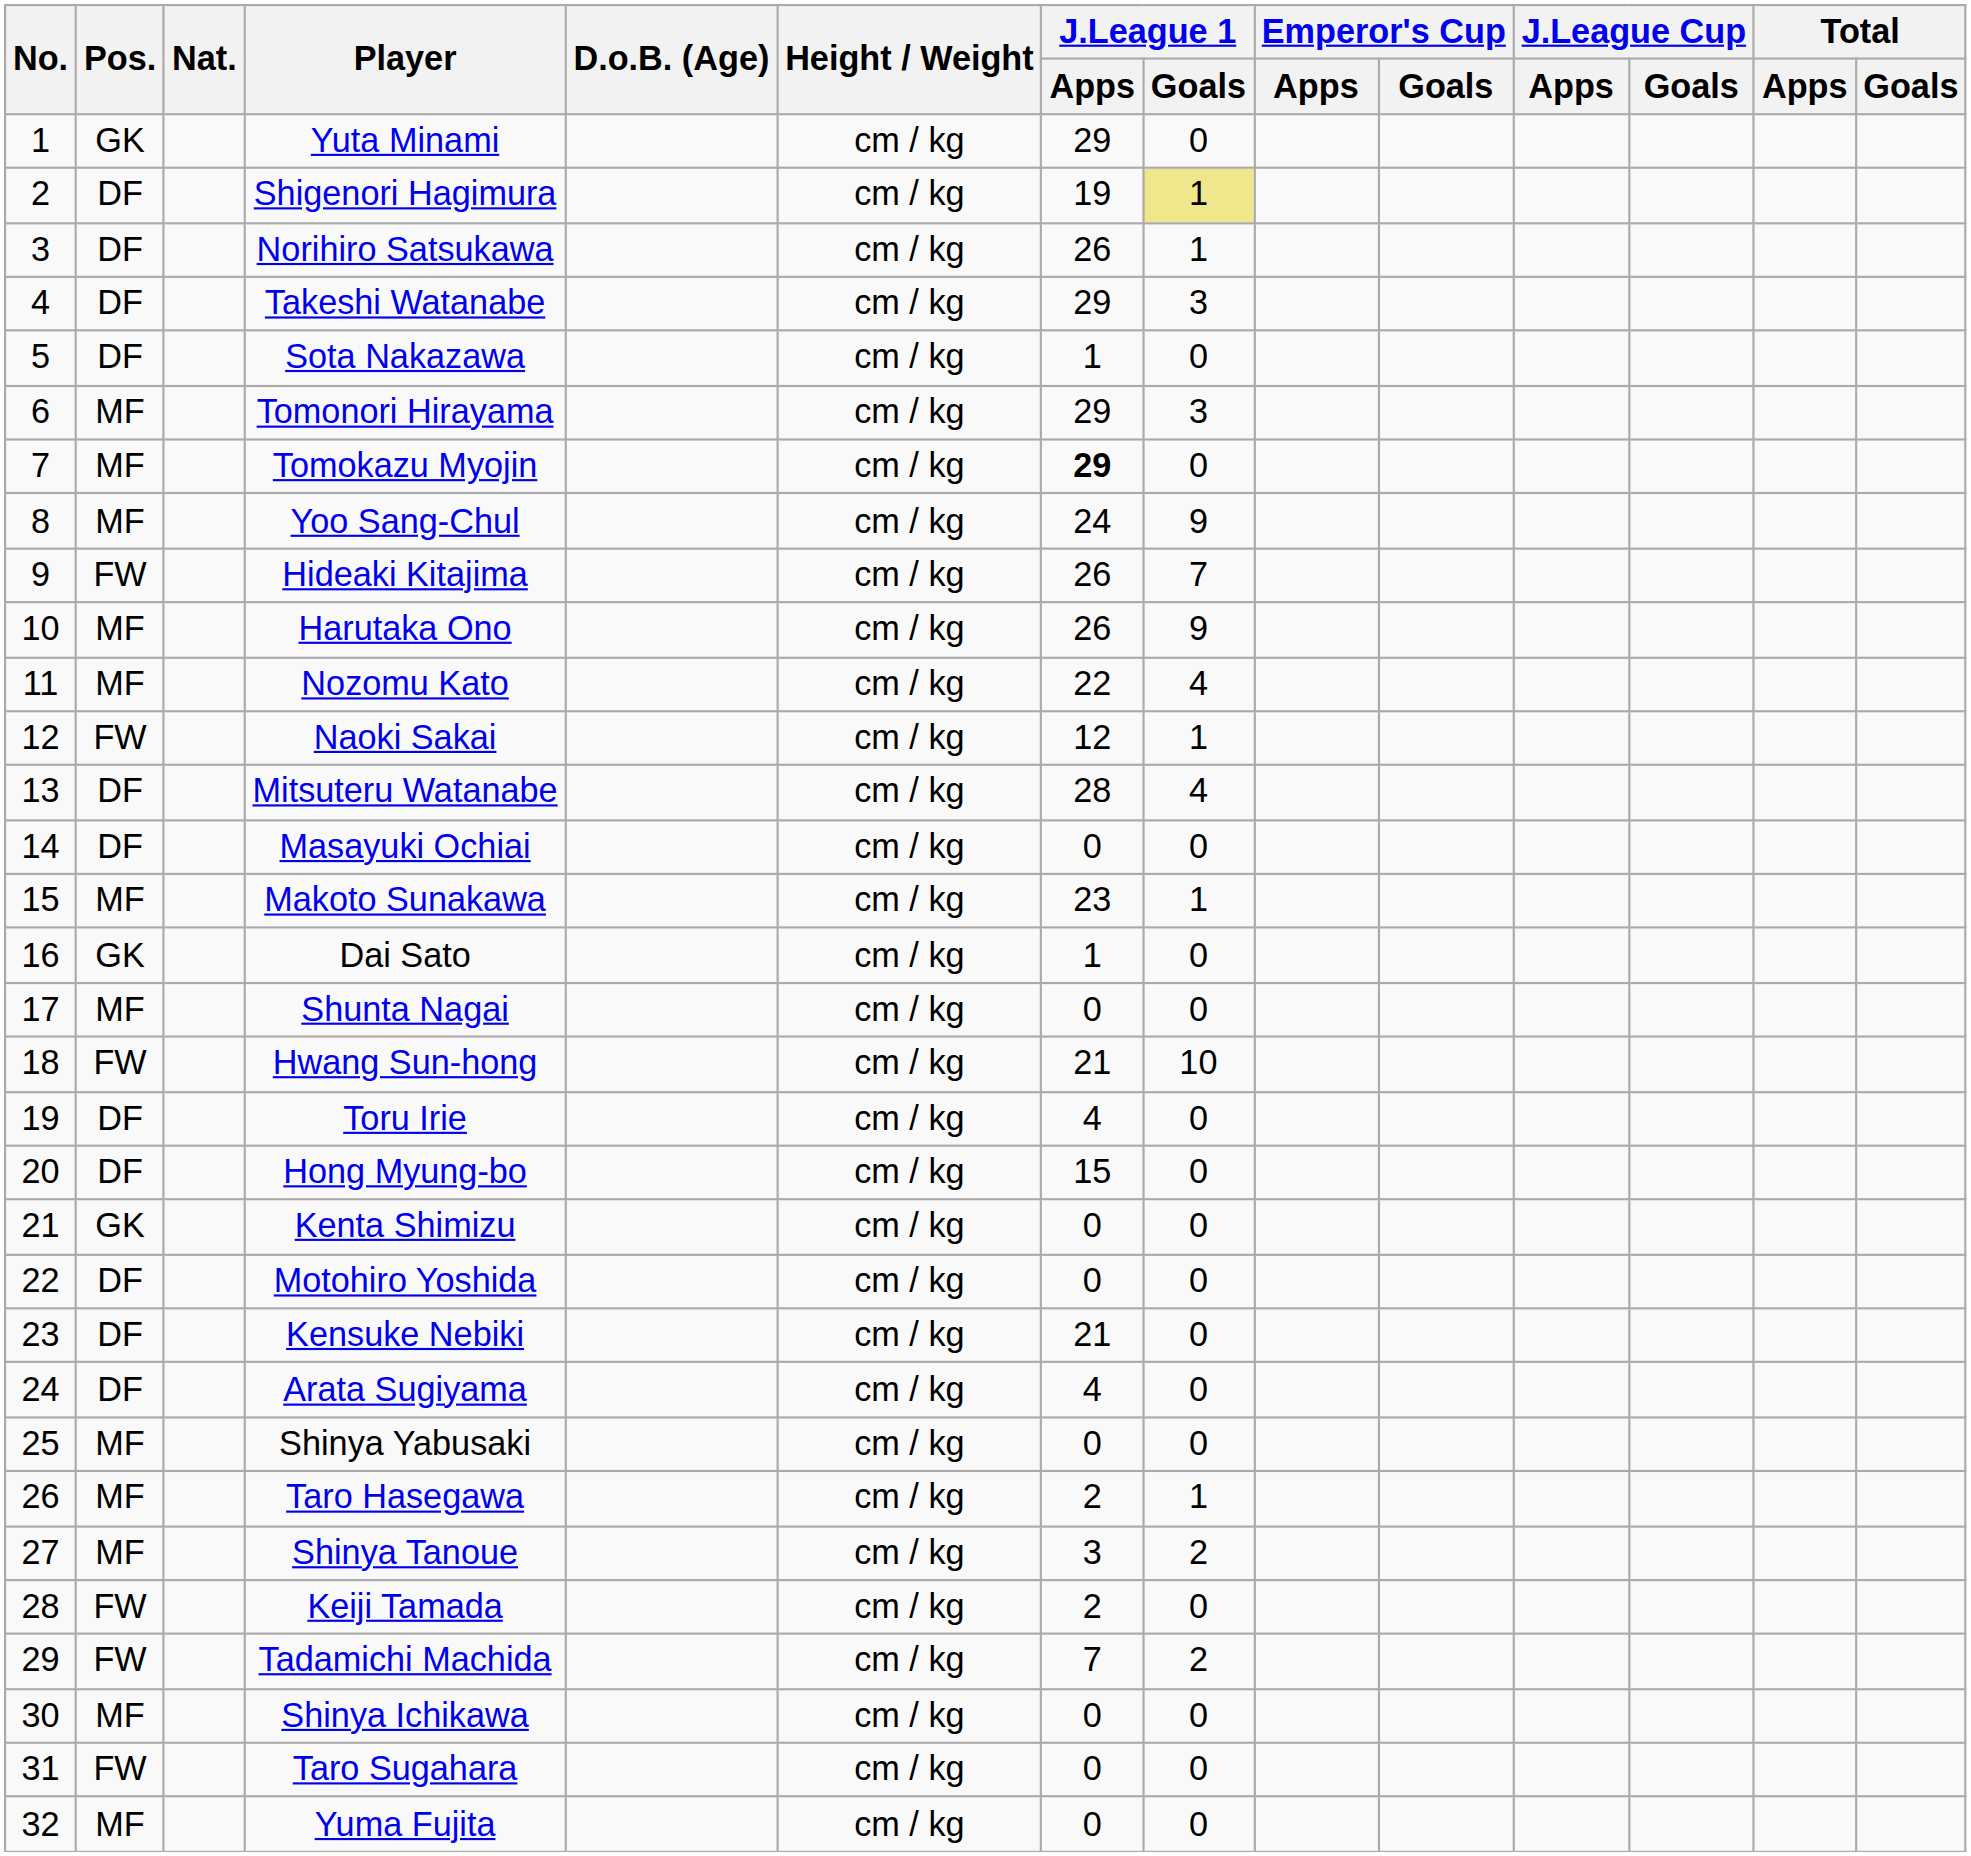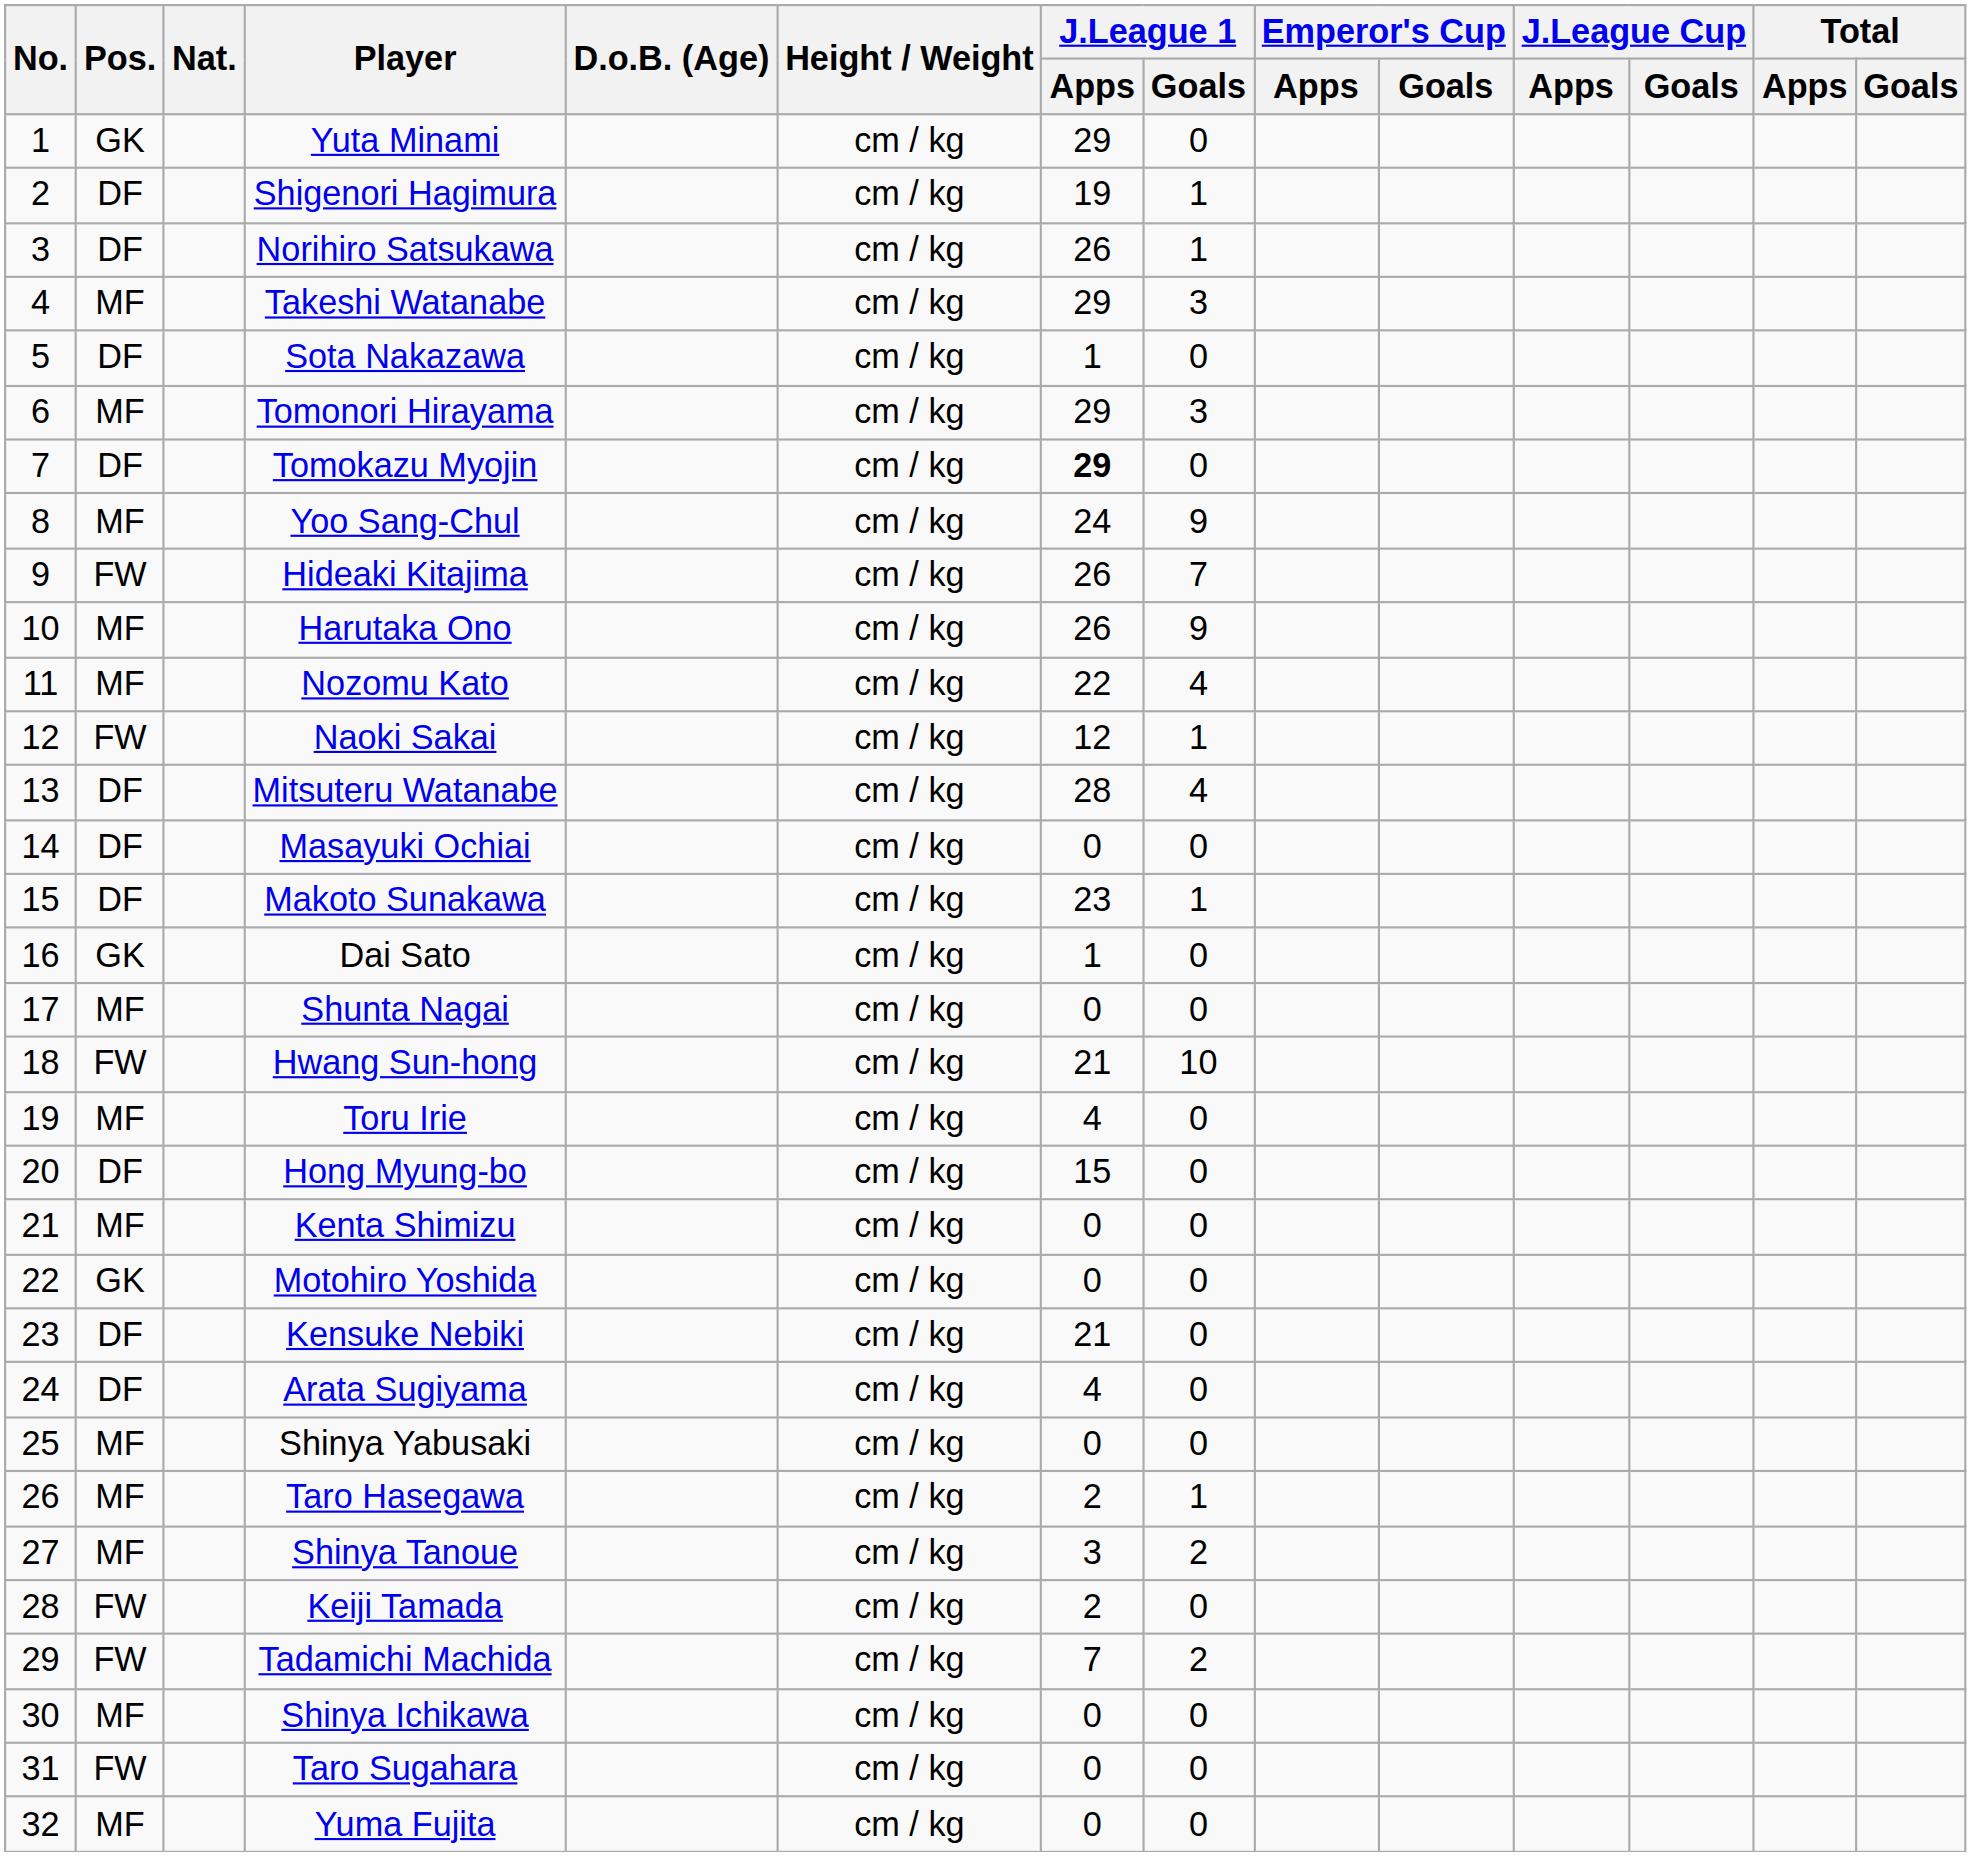(1198, 194) khaki background -> (1198, 194) no background
(120, 303) DF -> (120, 303) MF
(120, 466) MF -> (120, 466) DF
(120, 900) MF -> (120, 900) DF
(120, 1117) DF -> (120, 1117) MF
(120, 1226) GK -> (120, 1226) MF
(120, 1280) DF -> (120, 1280) GK
